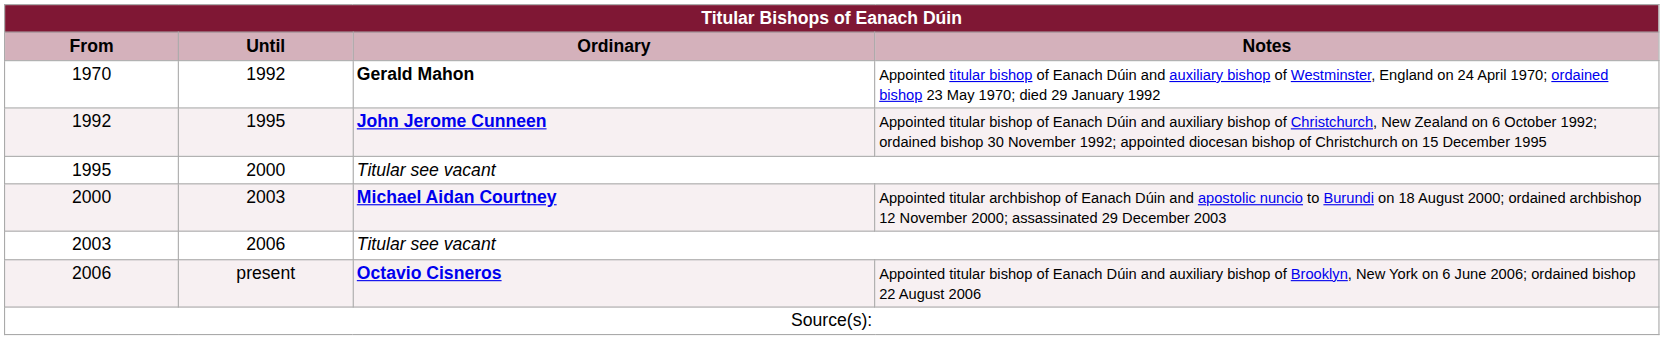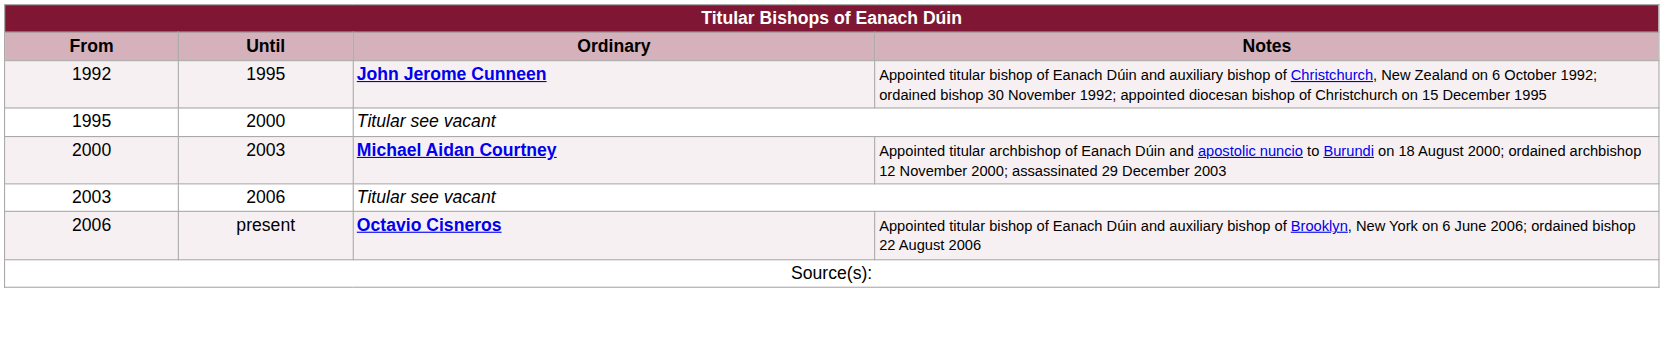- row: (92, 74)
